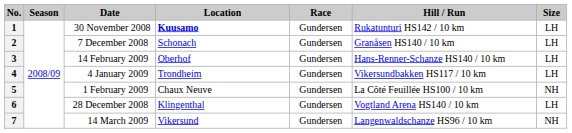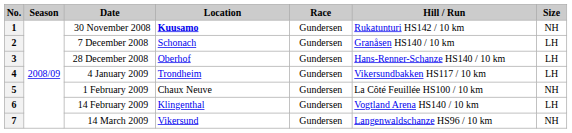(552, 27) LH -> (552, 27) NH
(115, 58) 14 February 2009 -> (113, 58) 28 December 2008
(113, 105) 28 December 2008 -> (115, 105) 14 February 2009
